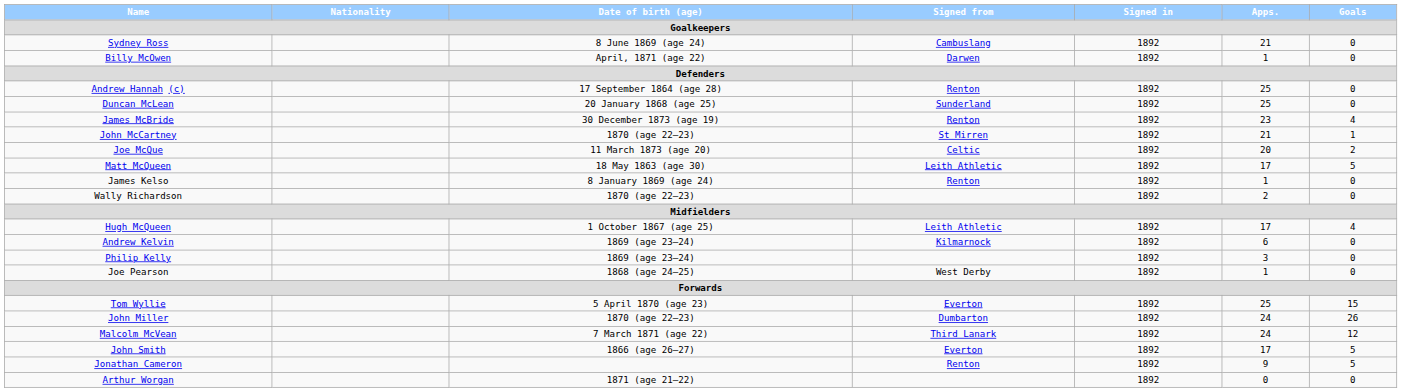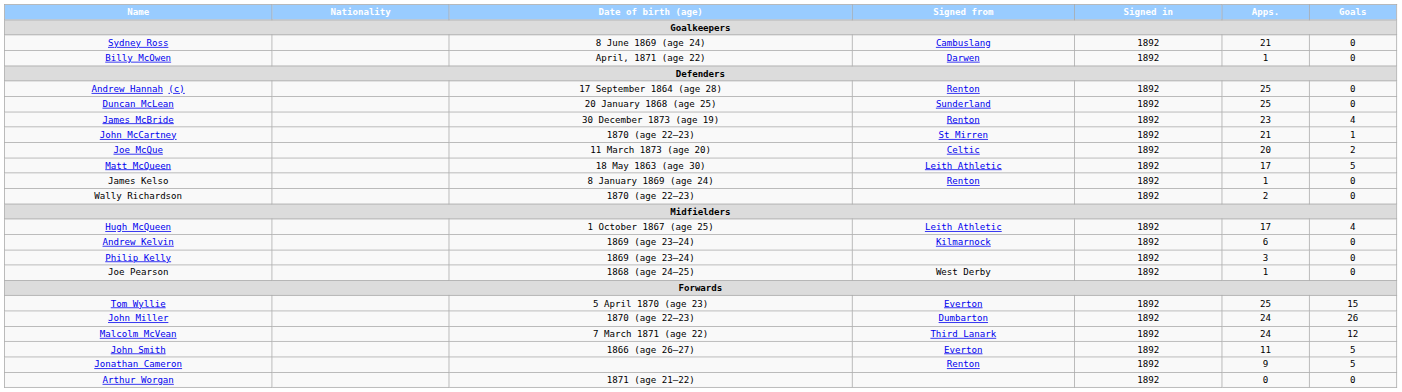(1265, 349) 17 -> (1265, 349) 11
